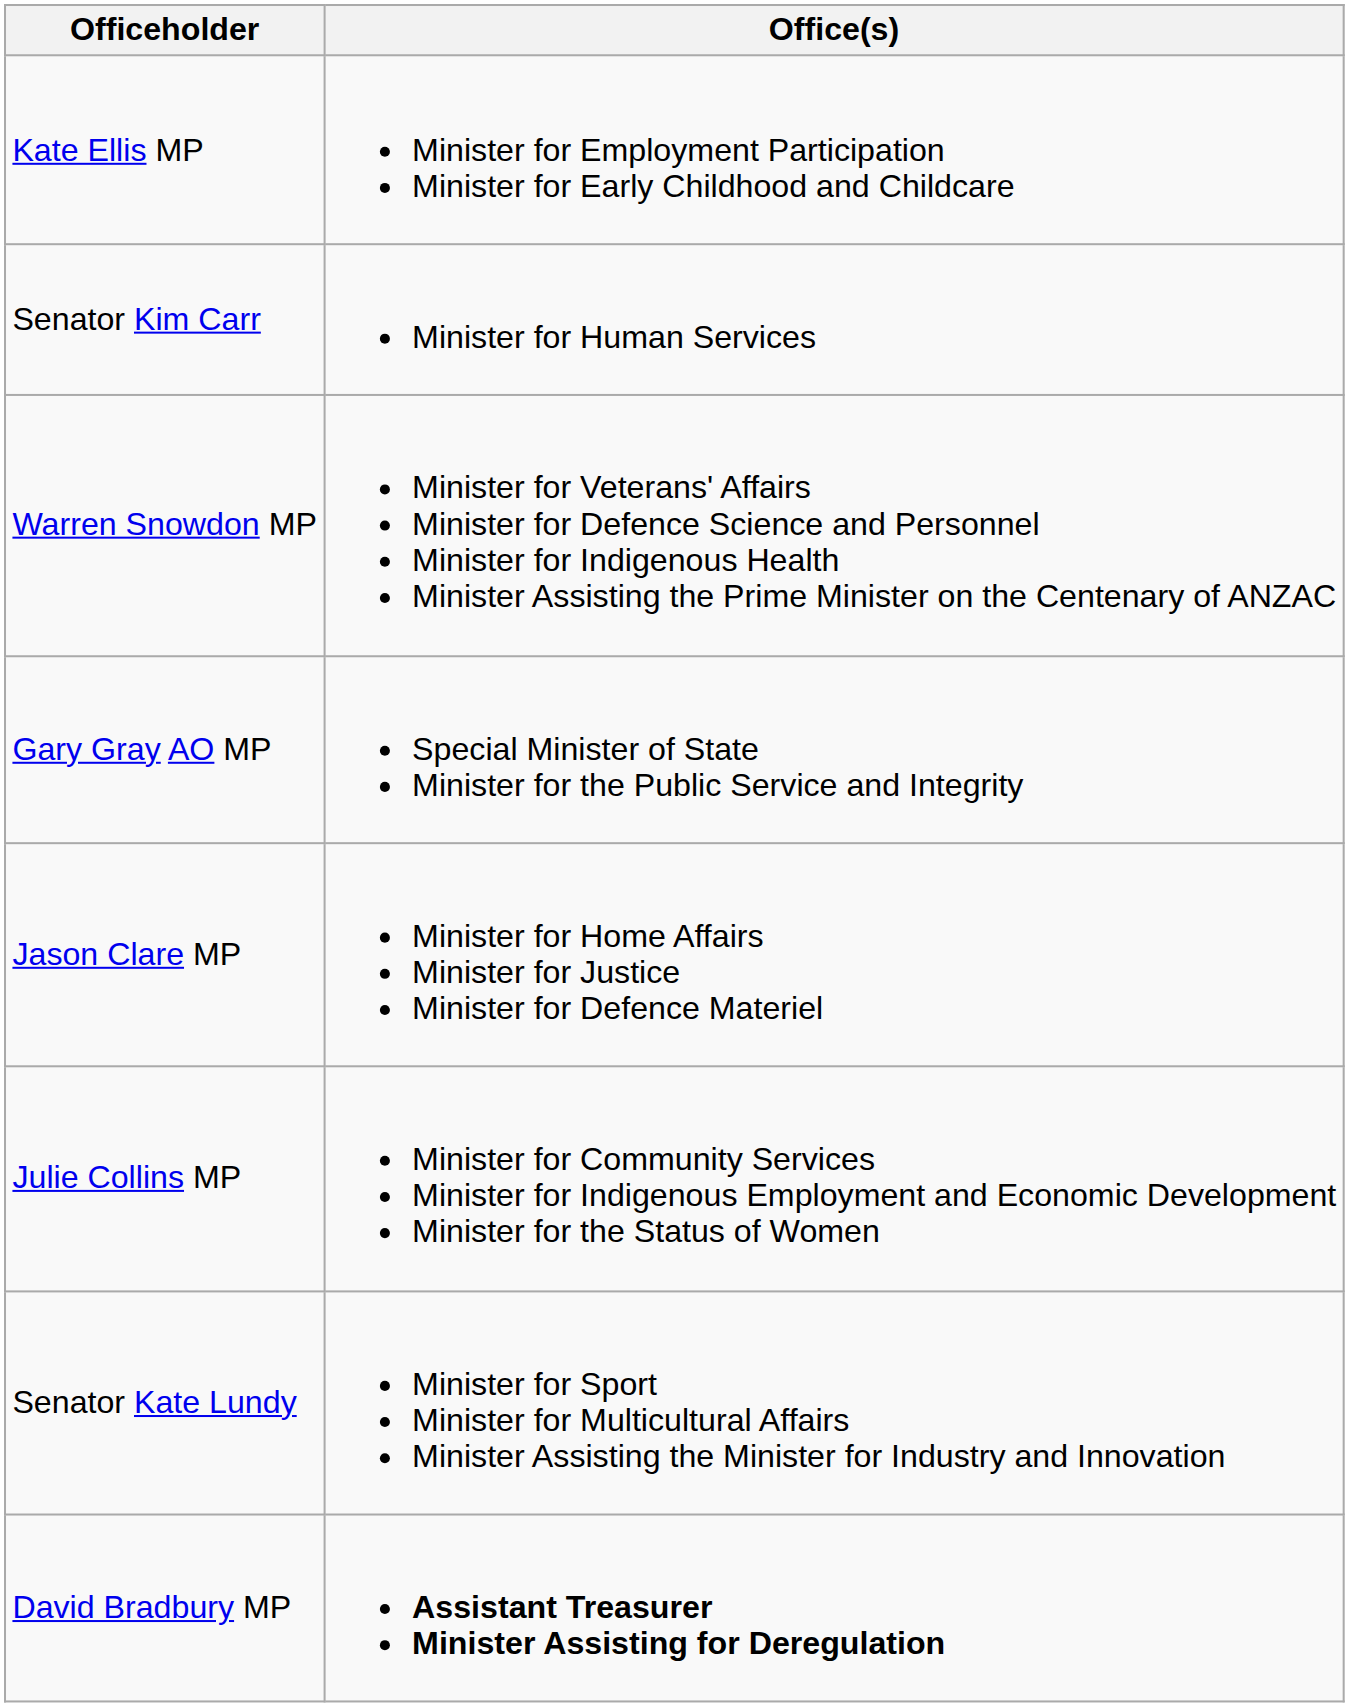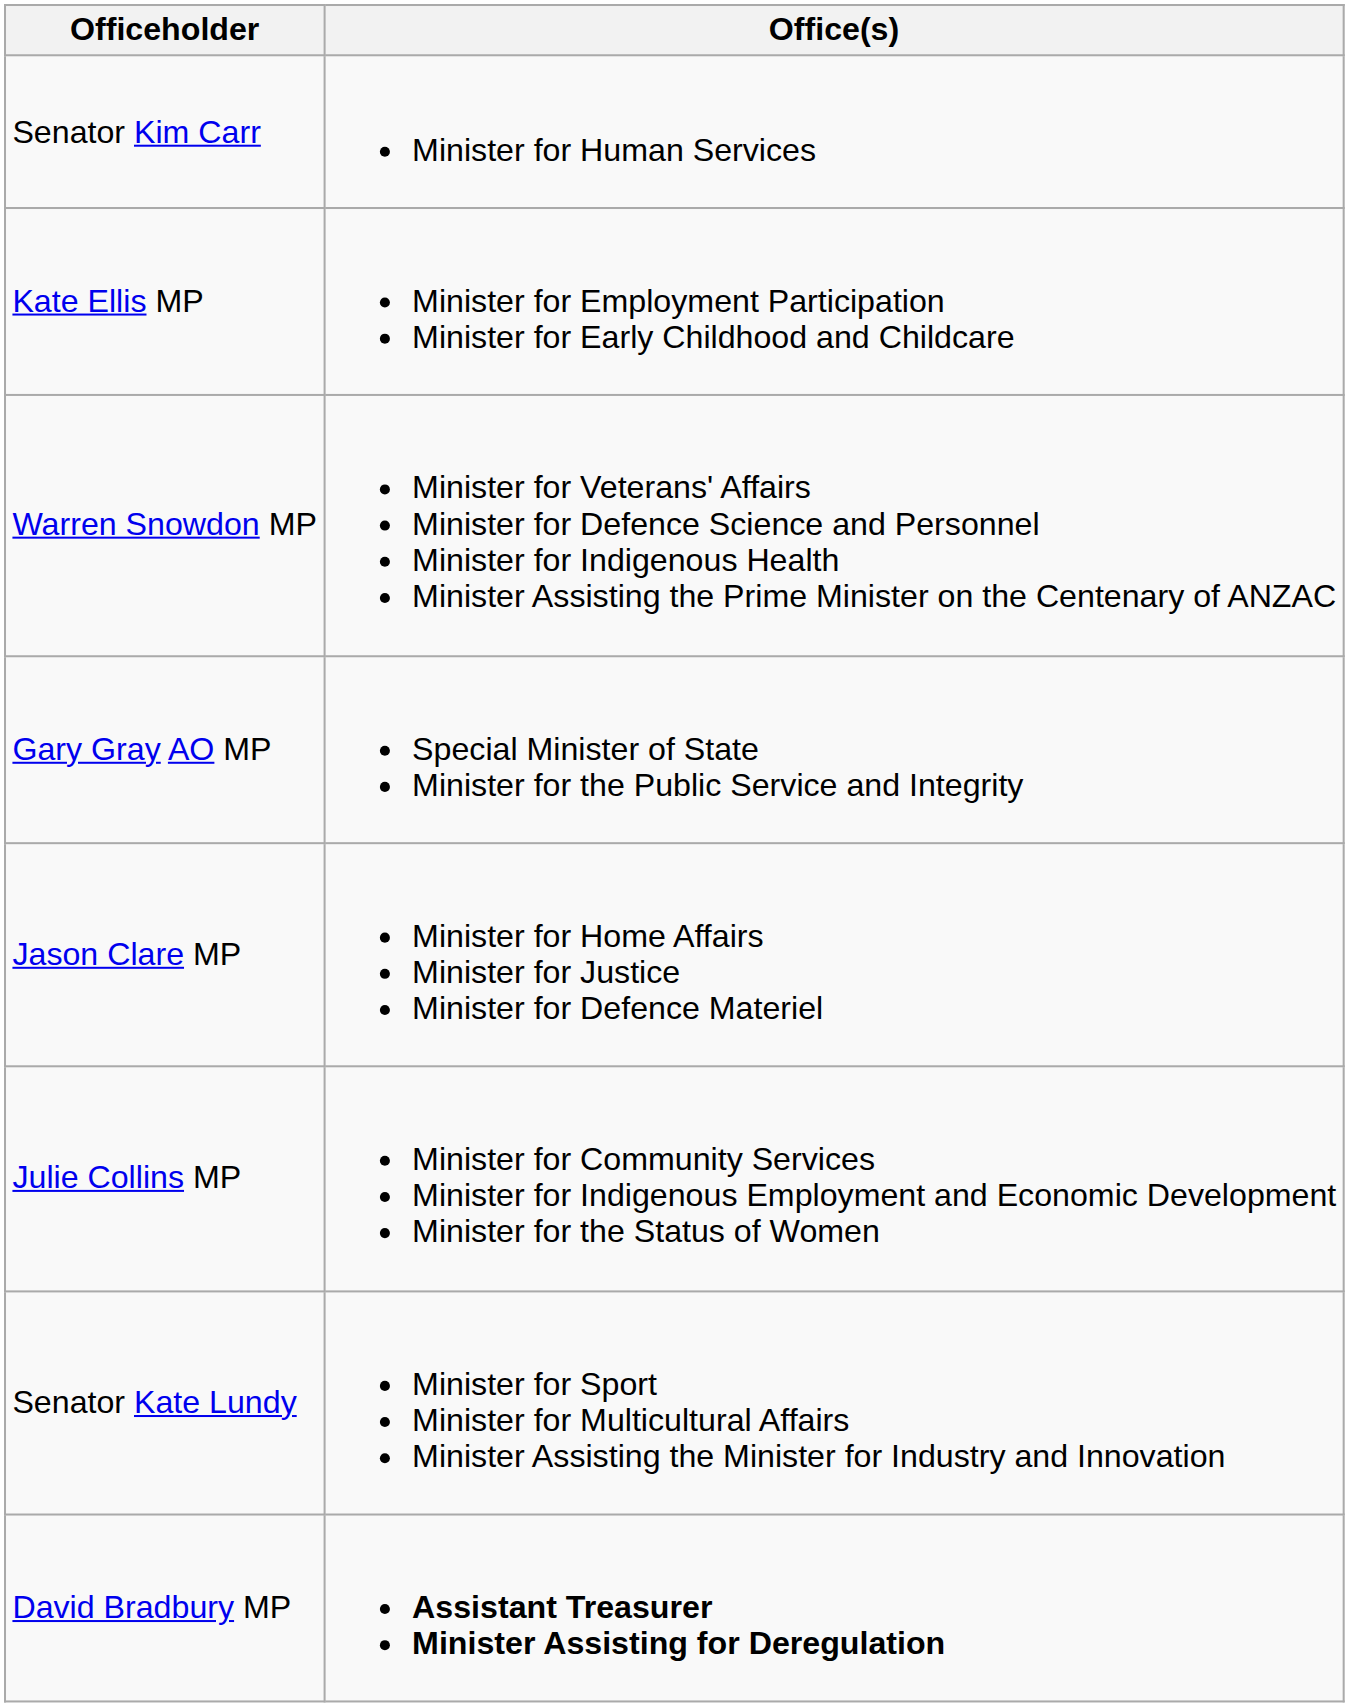rows swapped: (137, 318) <-> (108, 149)
